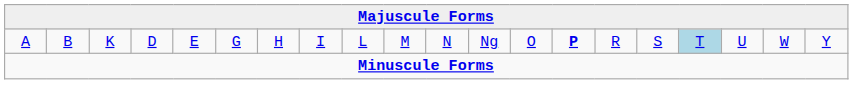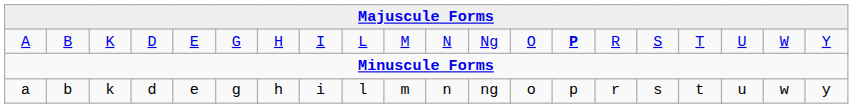(700, 41) lightblue background -> (700, 41) no background
+ row: (26, 91)
